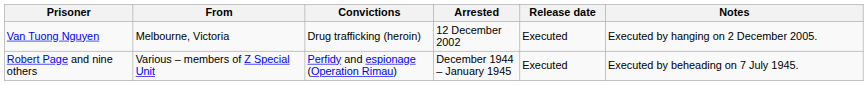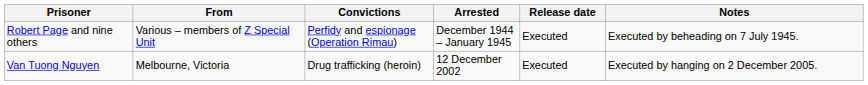rows swapped: (60, 65) <-> (53, 36)
